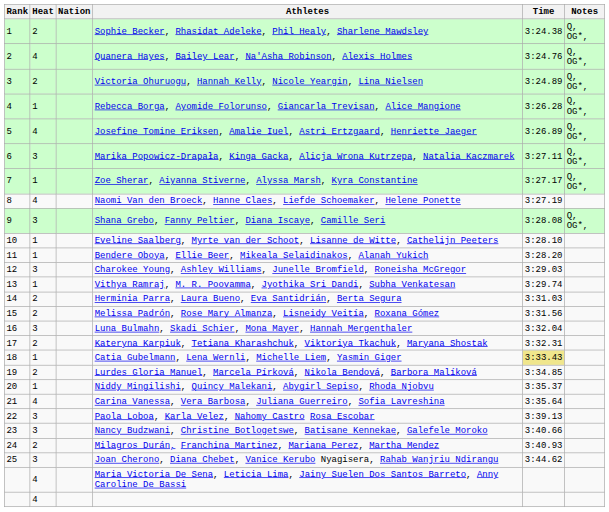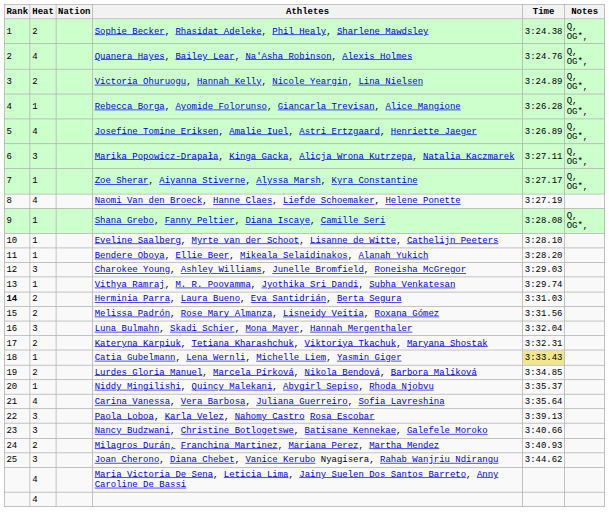(35, 221) 3 -> (35, 221) 1
(12, 299) normal -> (12, 299) bold
